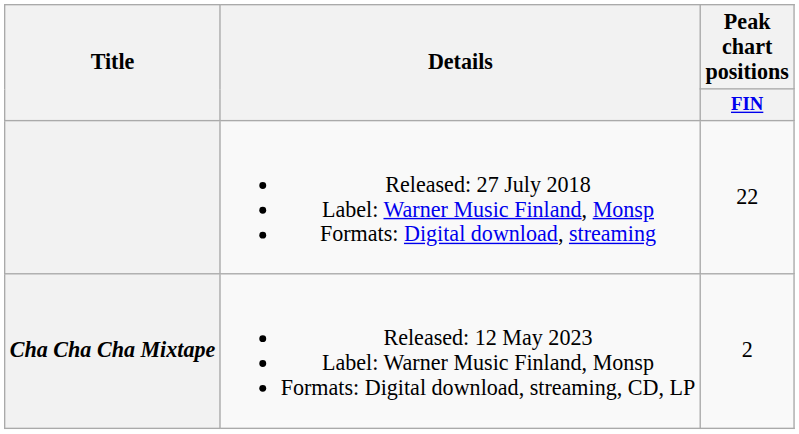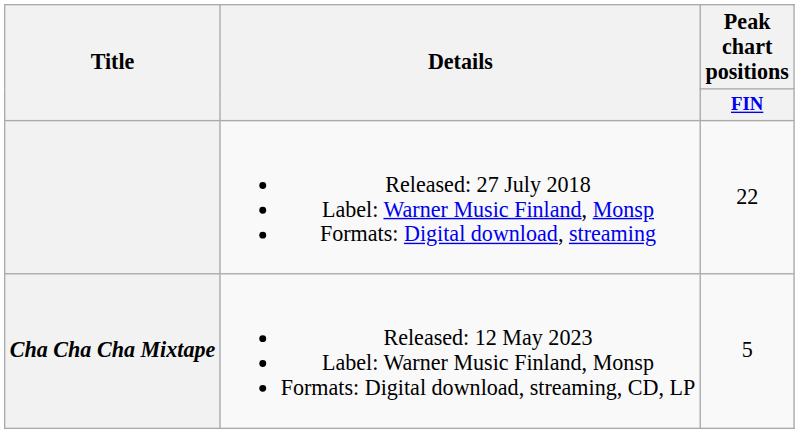(747, 350) 2 -> (747, 350) 5
